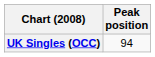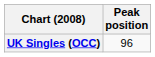(127, 43) 94 -> (127, 43) 96
